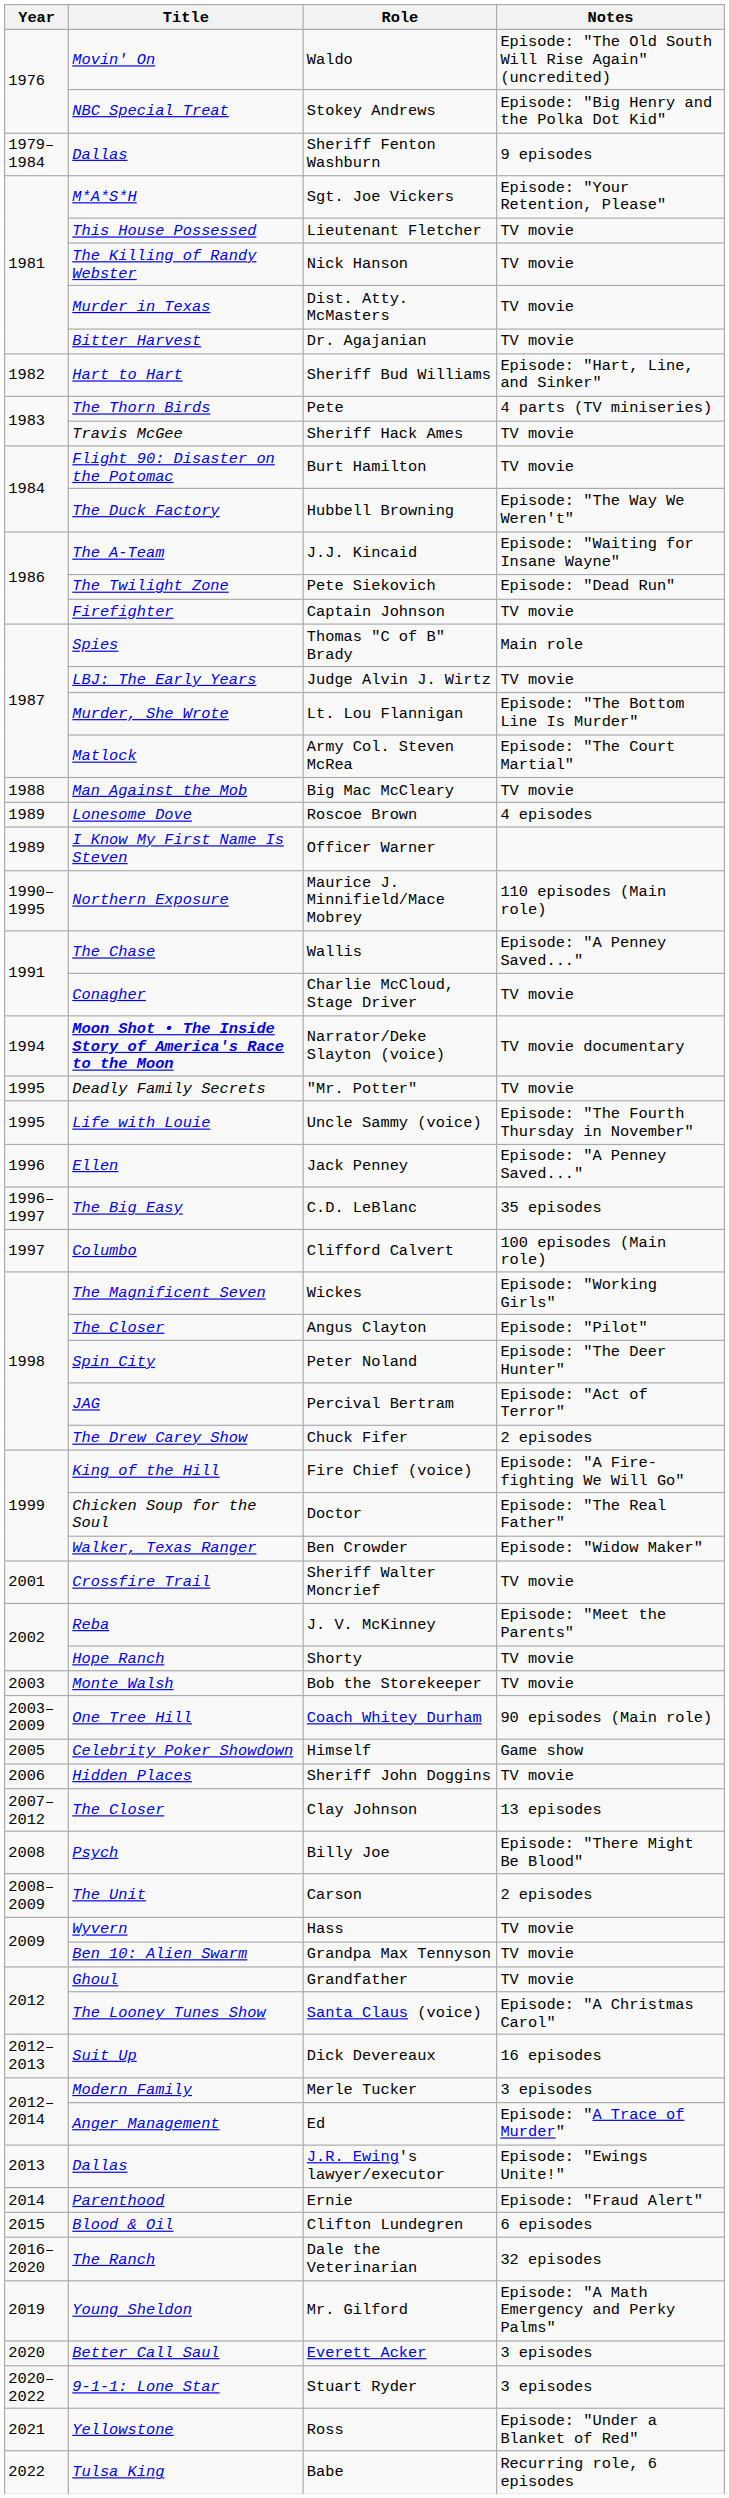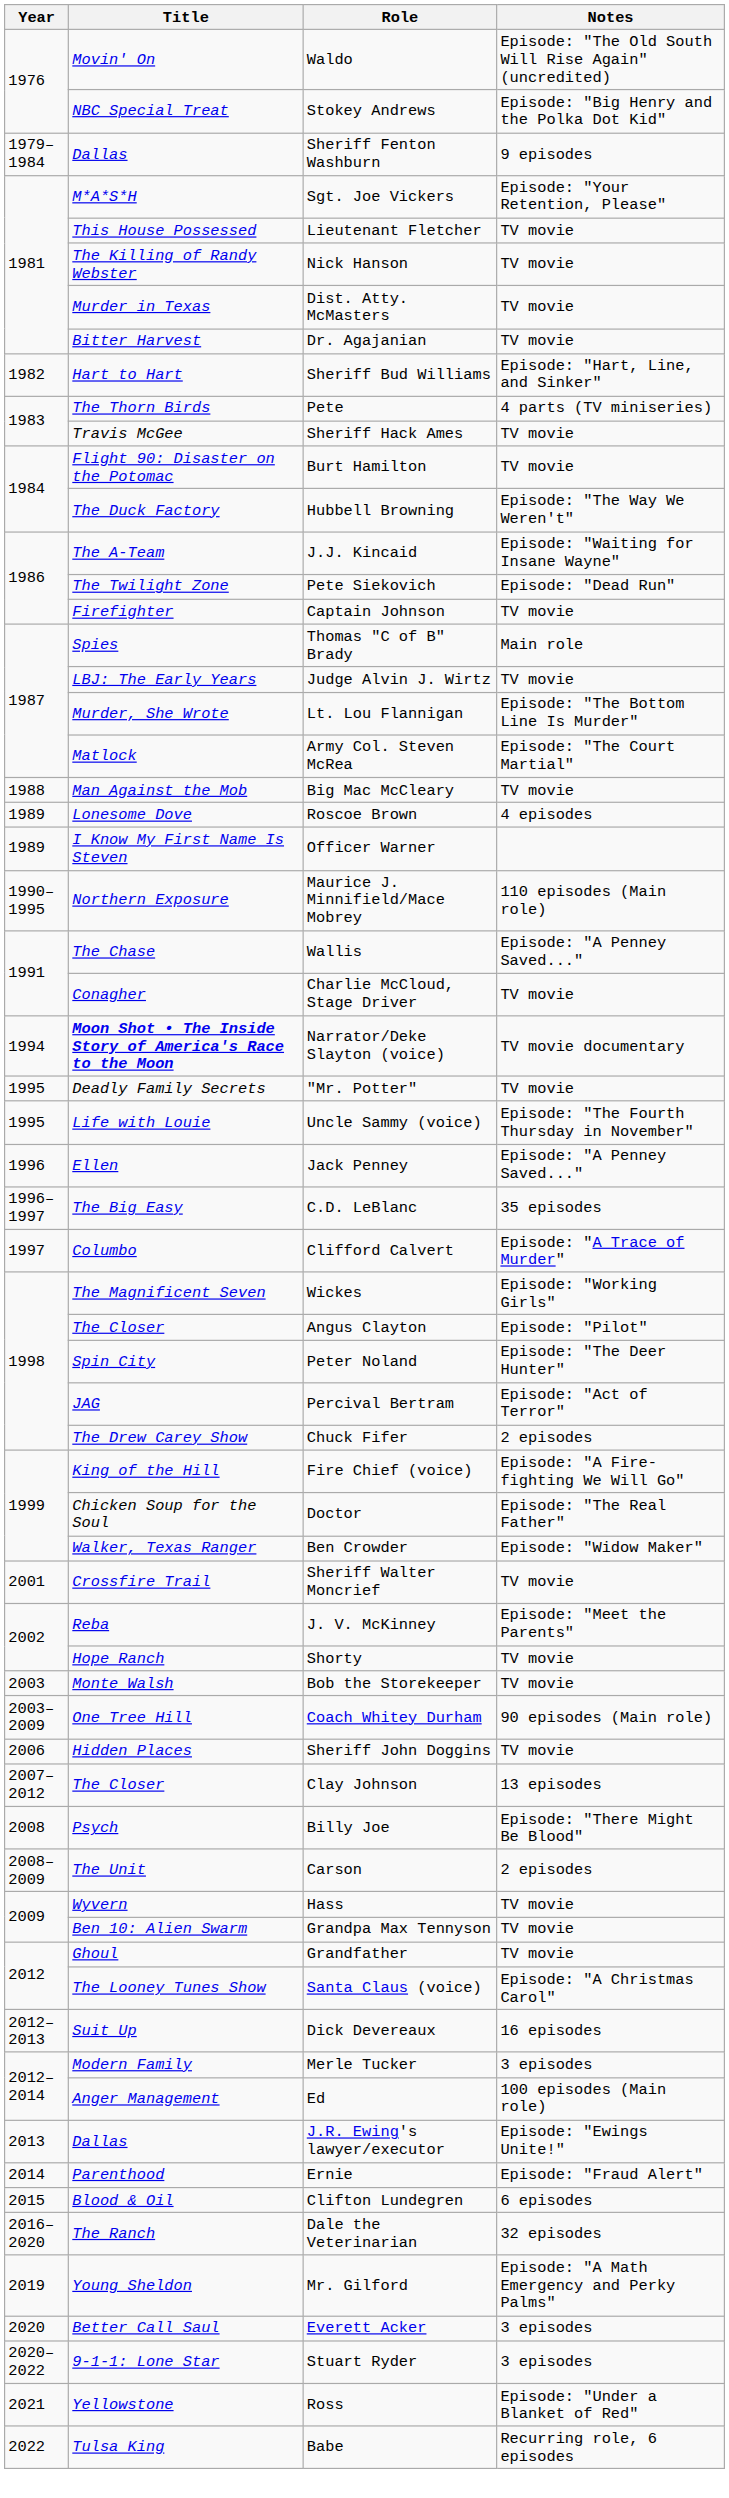(583, 1251) 100 episodes (Main role) -> (592, 1251) Episode: "A Trace of Murder"
- row: (339, 1751)
(592, 2124) Episode: "A Trace of Murder" -> (583, 2099) 100 episodes (Main role)
